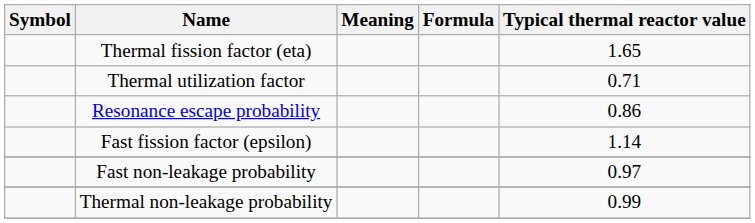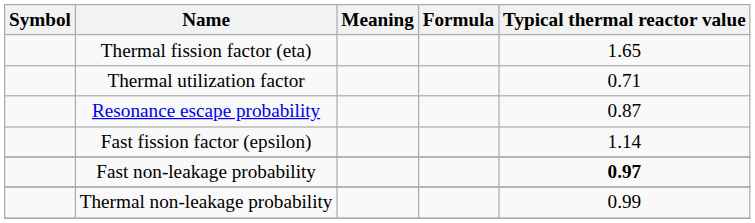(624, 111) 0.86 -> (624, 111) 0.87
(624, 171) normal -> (624, 171) bold
